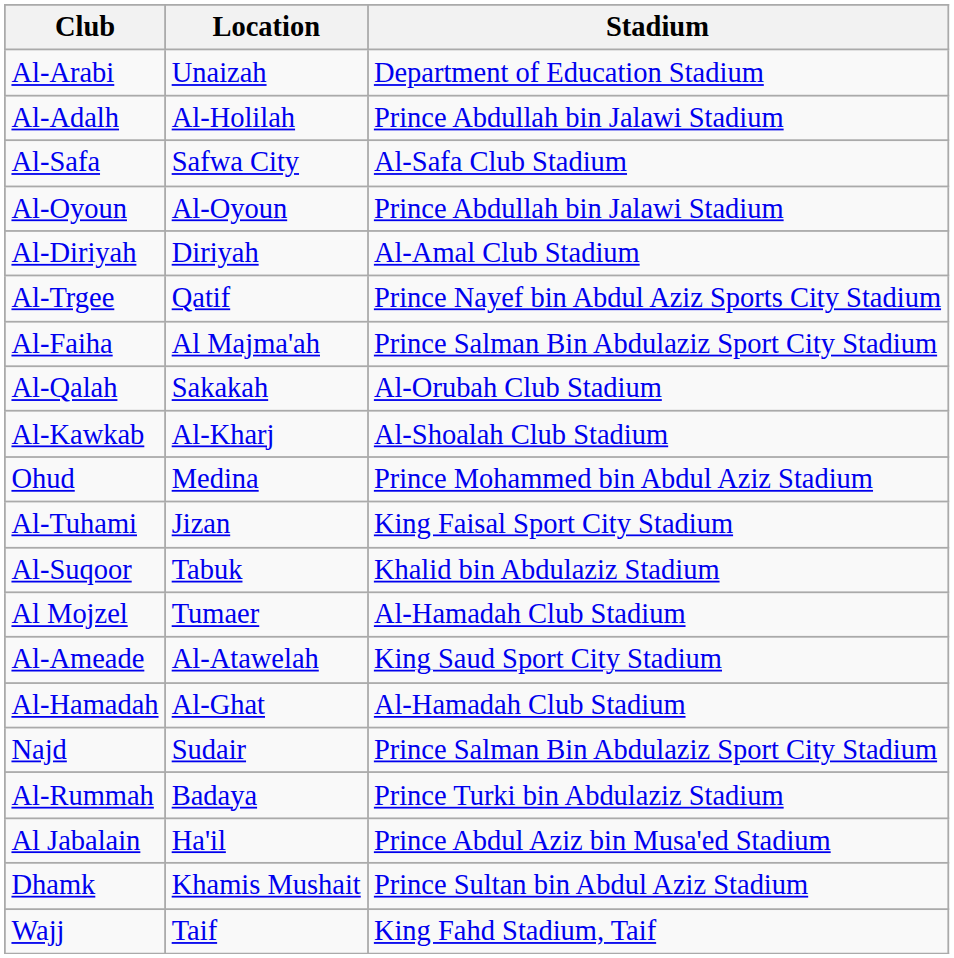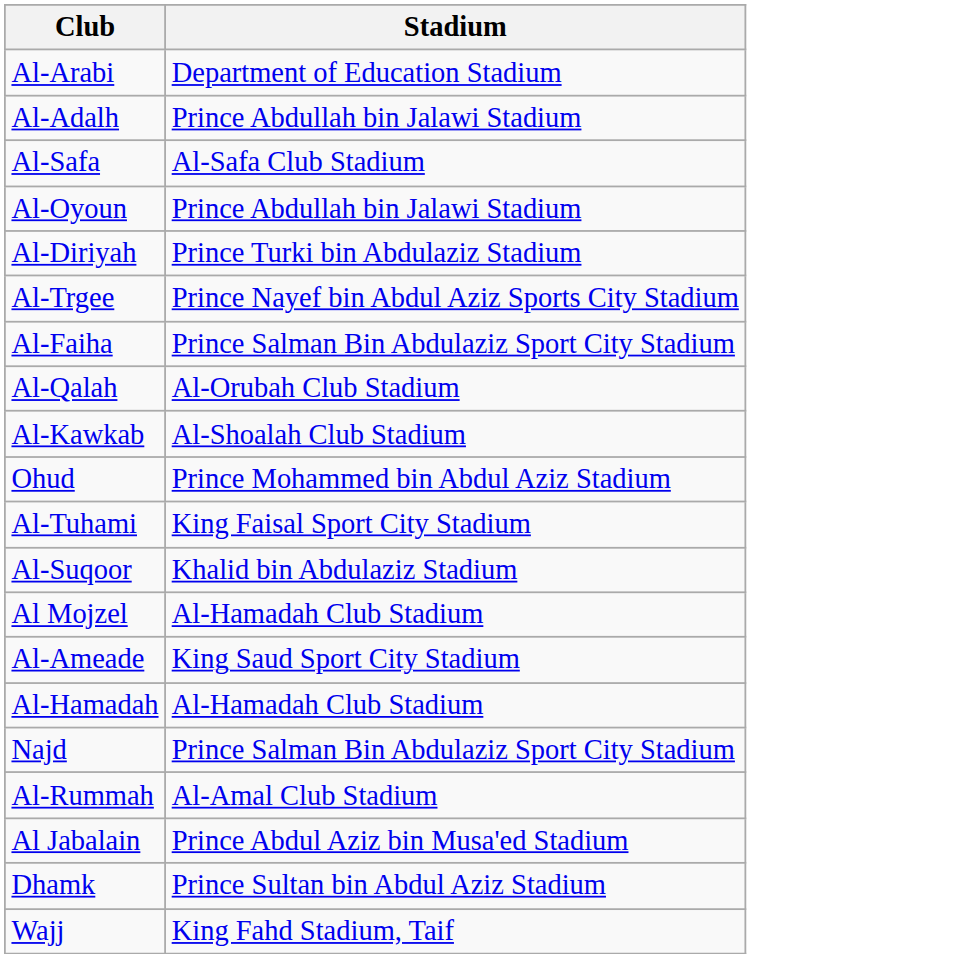- column: (266, 27)
(507, 252) Al-Amal Club Stadium -> (377, 252) Prince Turki bin Abdulaziz Stadium
(579, 794) Prince Turki bin Abdulaziz Stadium -> (305, 794) Al-Amal Club Stadium
